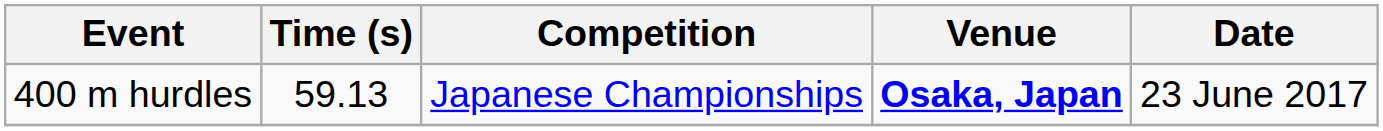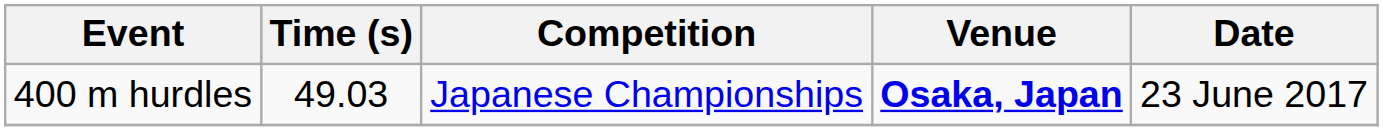(341, 93) 59.13 -> (341, 93) 49.03
